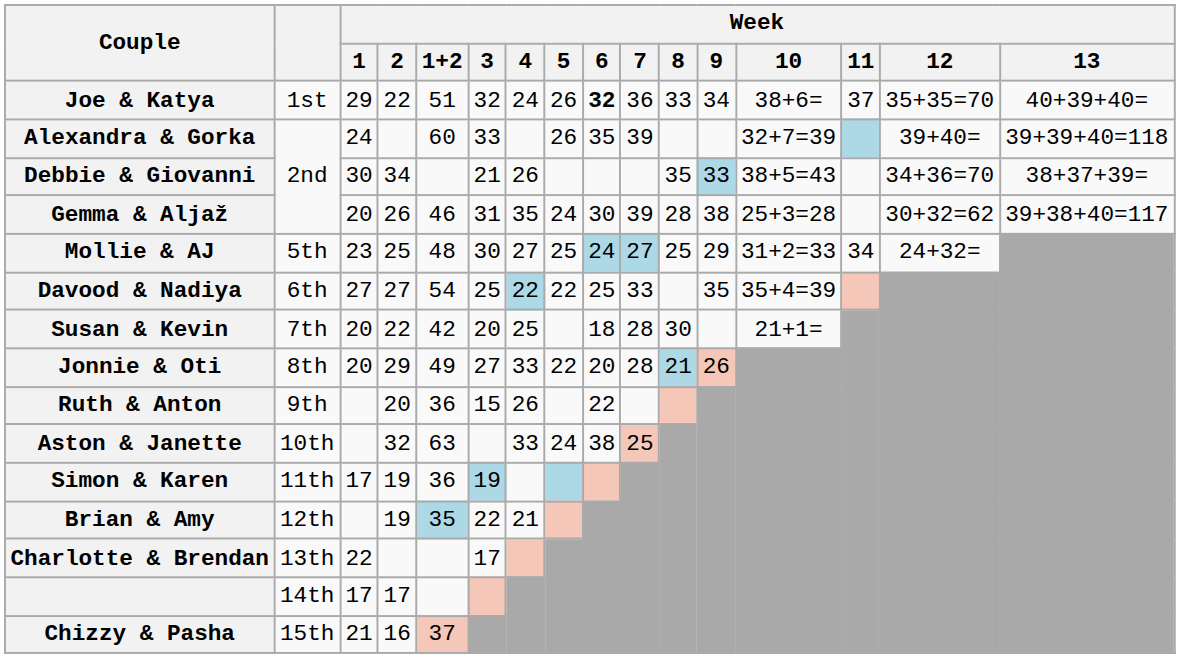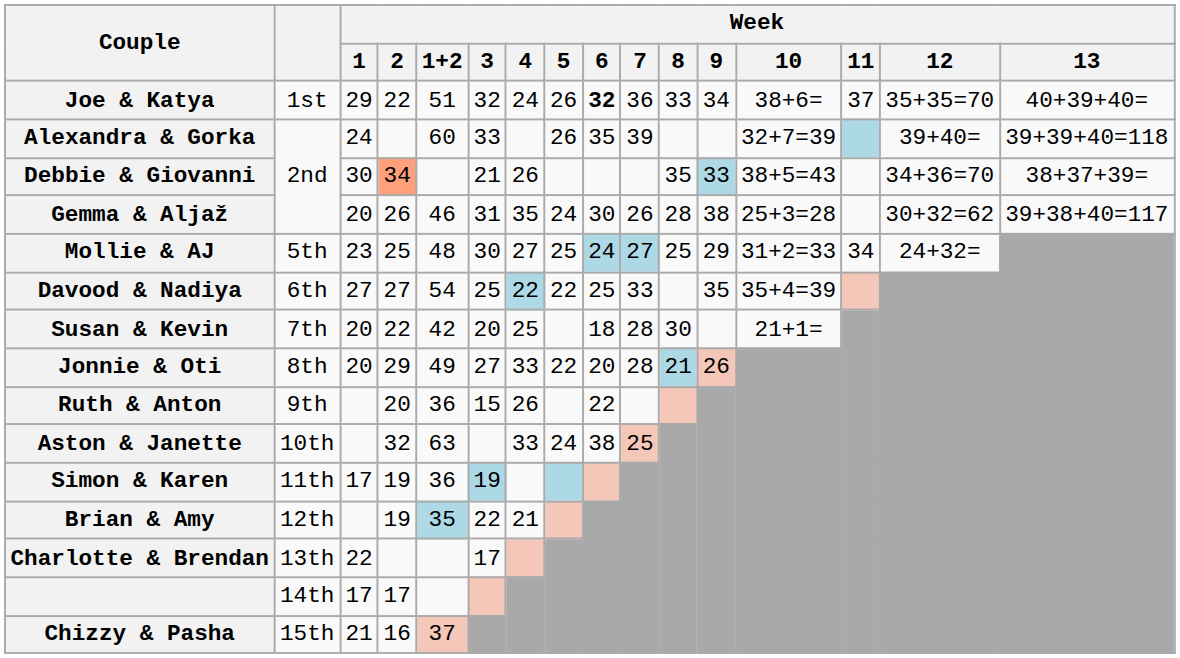(397, 176) no background -> (397, 176) lightsalmon background
(640, 214) 39 -> (640, 214) 26
